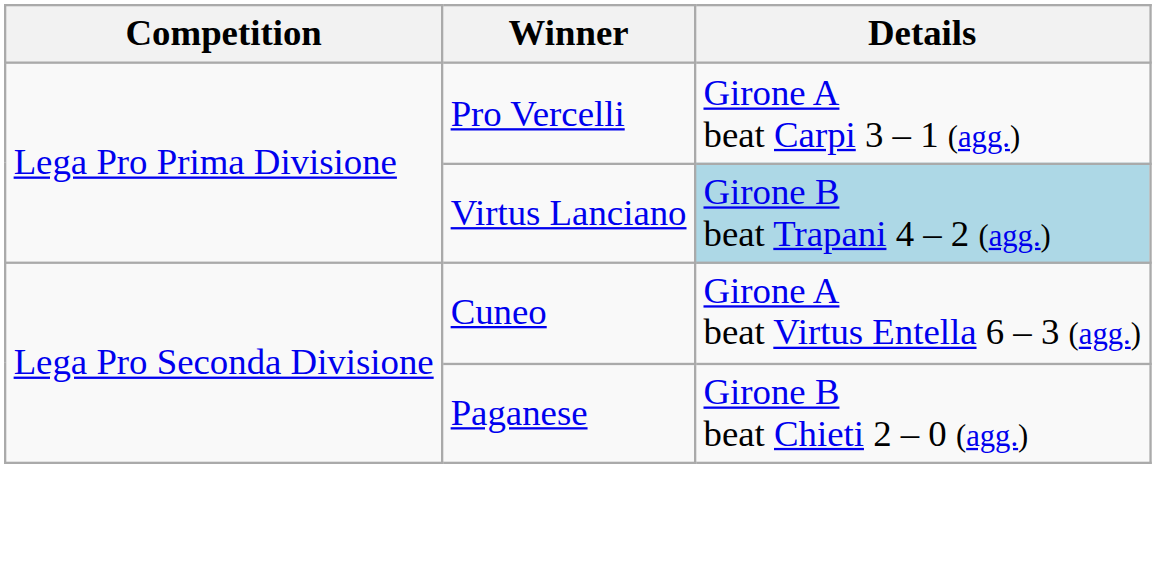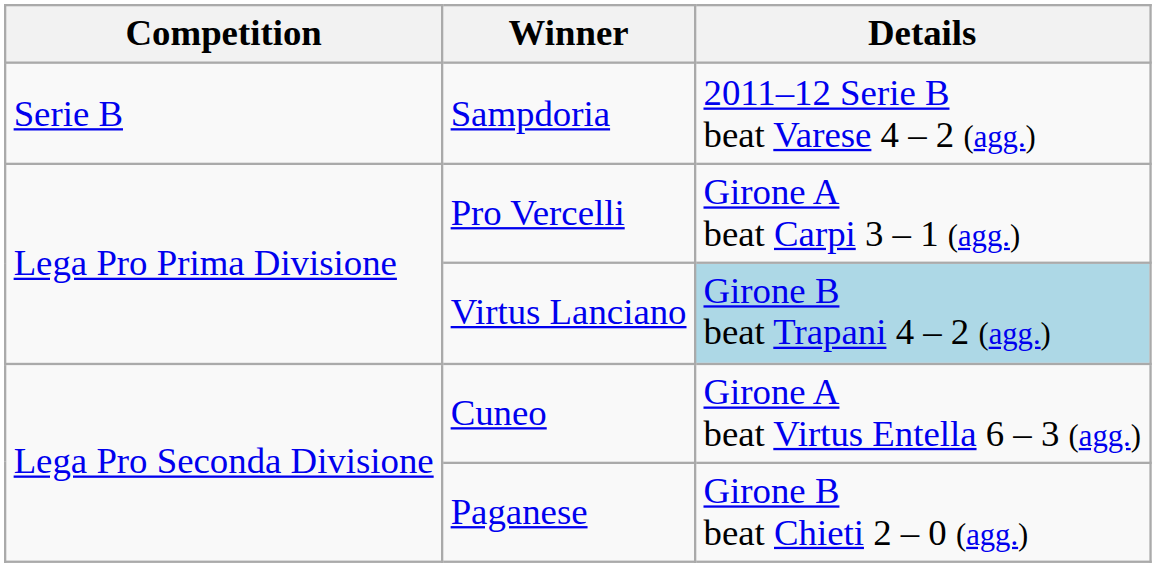+ row: (530, 112)
